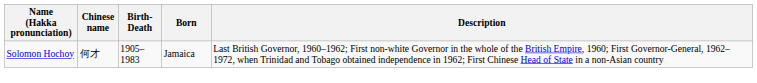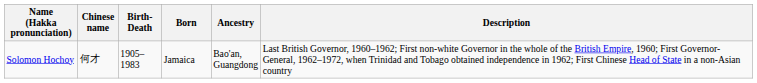+ column: (236, 22)
